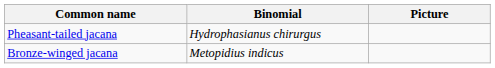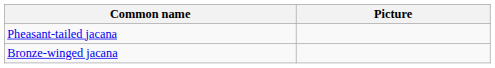- column: (278, 14)
